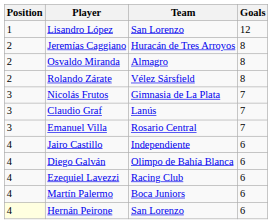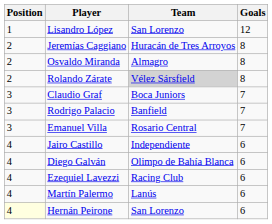(163, 78) no background -> (163, 78) lightgrey background
- row: (78, 95)
(144, 111) Lanús -> (158, 95) Boca Juniors
+ row: (81, 111)
(158, 194) Boca Juniors -> (144, 194) Lanús
